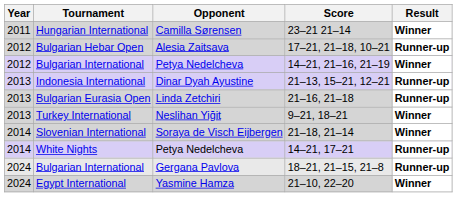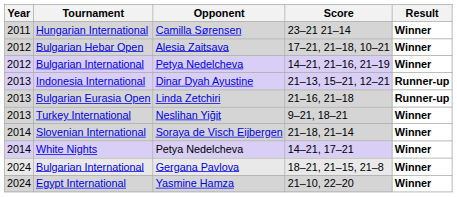(422, 47) Runner-up -> (413, 47) Winner
(422, 150) Runner-up -> (413, 150) Winner
(422, 167) Runner-up -> (413, 167) Winner
